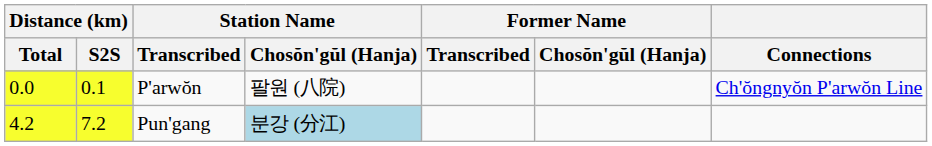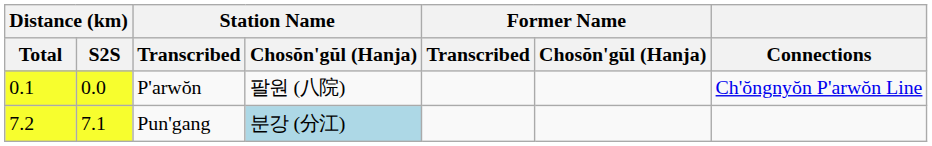(22, 88) 0.0 -> (22, 88) 0.1
(93, 88) 0.1 -> (93, 88) 0.0
(22, 123) 4.2 -> (22, 123) 7.2
(93, 123) 7.2 -> (93, 123) 7.1
